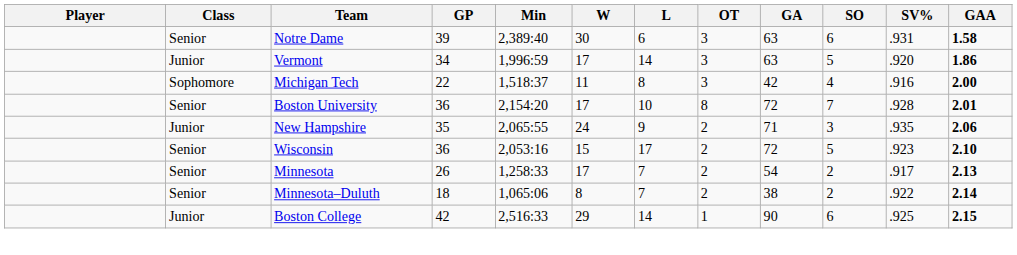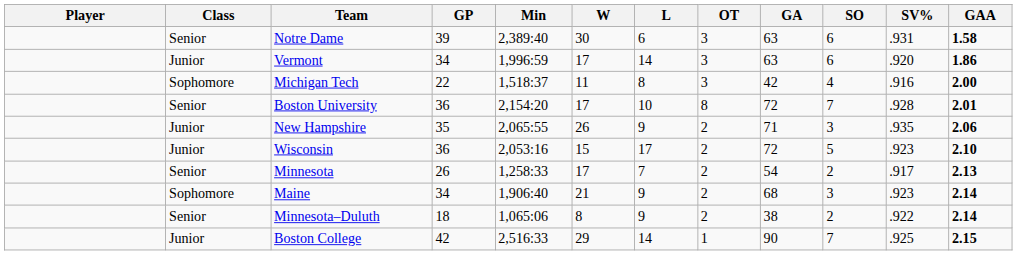(830, 60) 5 -> (830, 60) 6
(582, 127) 24 -> (582, 127) 26
(187, 149) Senior -> (187, 149) Junior
+ row: (292, 194)
(642, 194) 7 -> (642, 216) 9
(830, 216) 6 -> (830, 238) 7
